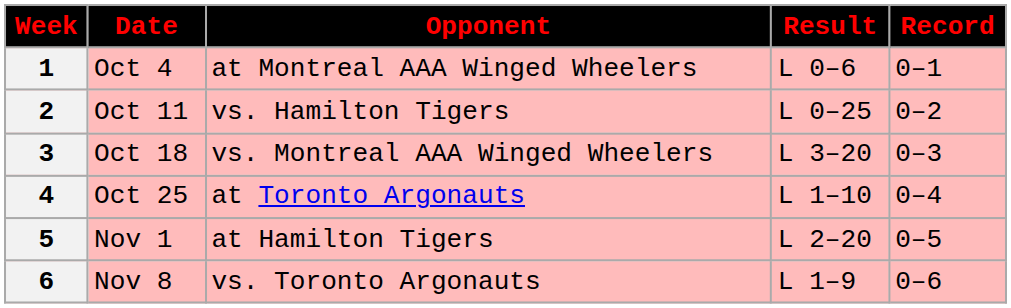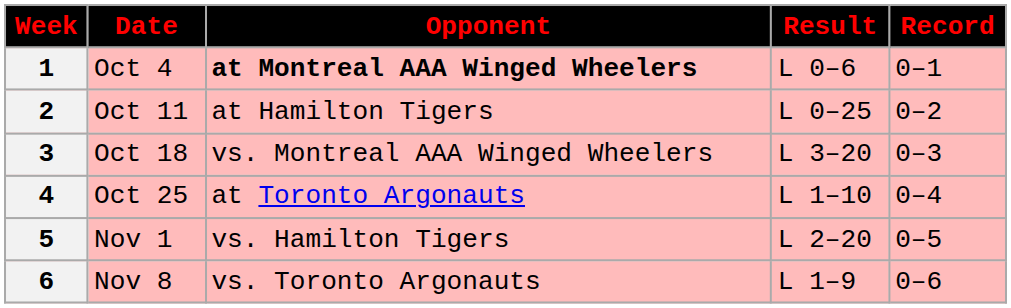(454, 69) normal -> (454, 69) bold
(360, 111) vs. Hamilton Tigers -> (353, 111) at Hamilton Tigers
(353, 239) at Hamilton Tigers -> (360, 239) vs. Hamilton Tigers
